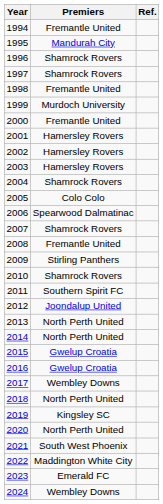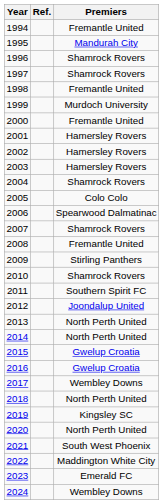columns swapped: (83, 12) <-> (147, 12)
